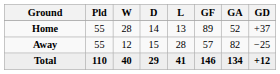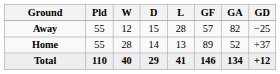rows swapped: (45, 28) <-> (45, 45)
